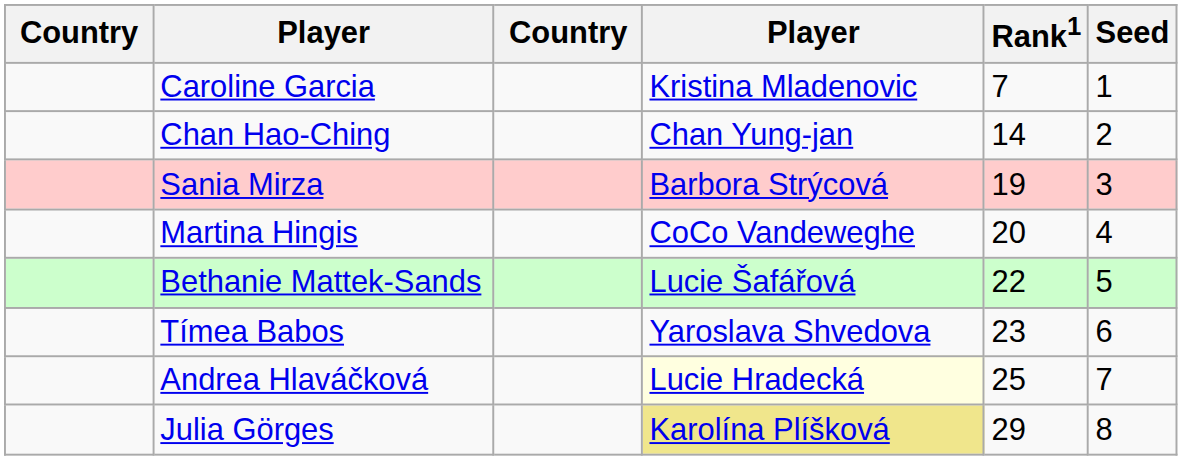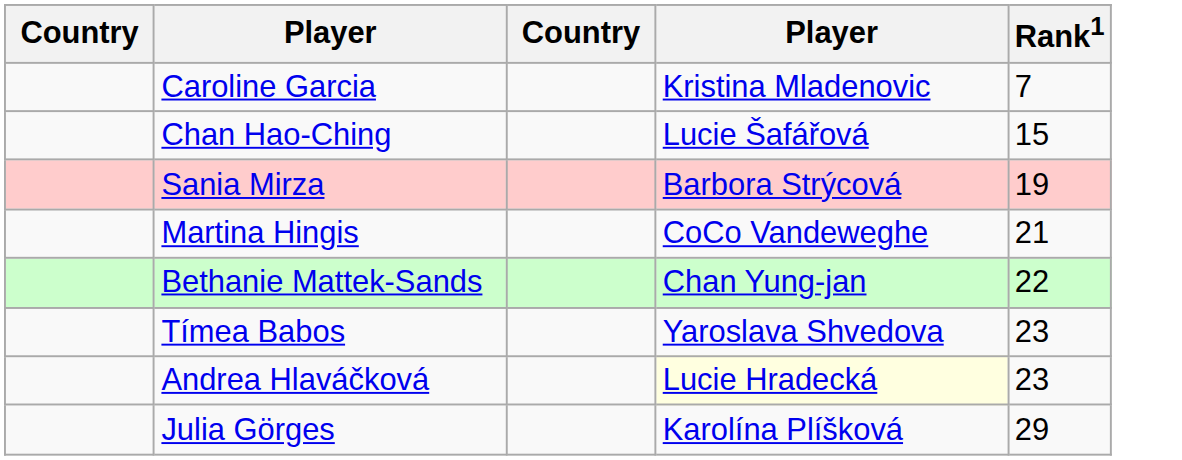- column: (1132, 33)
(751, 135) Chan Yung-jan -> (766, 135) Lucie Šafářová
(1009, 135) 14 -> (1032, 135) 15
(1009, 233) 20 -> (1032, 233) 21
(752, 282) Lucie Šafářová -> (765, 282) Chan Yung-jan
(1009, 380) 25 -> (1032, 380) 23
(770, 429) khaki background -> (783, 429) no background
